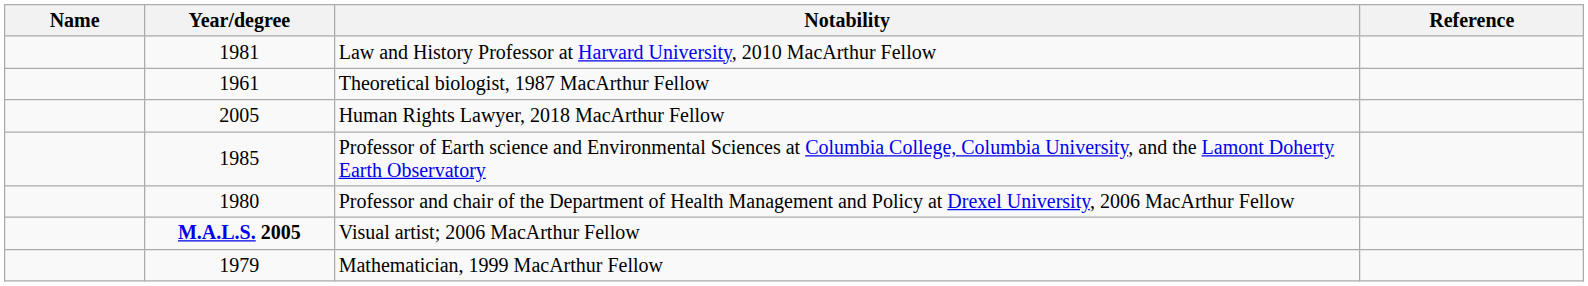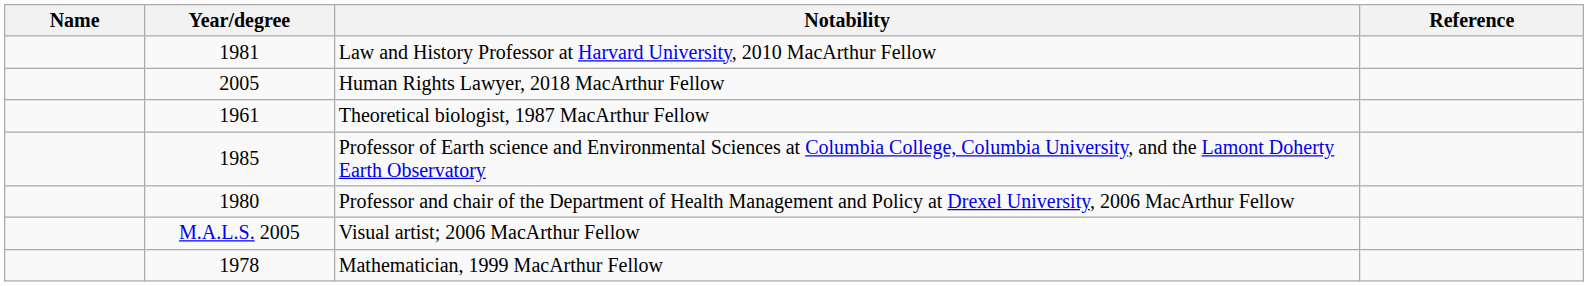rows swapped: (532, 115) <-> (524, 83)
(239, 233) bold -> (239, 233) normal
(239, 264) 1979 -> (239, 264) 1978
